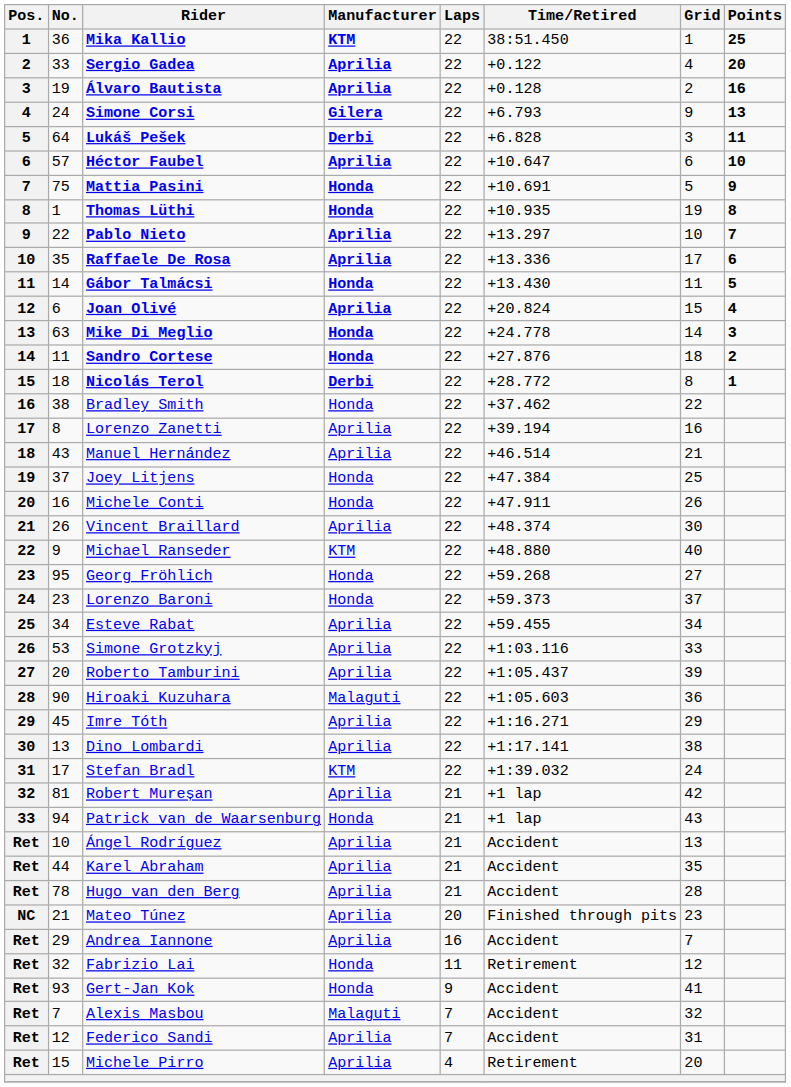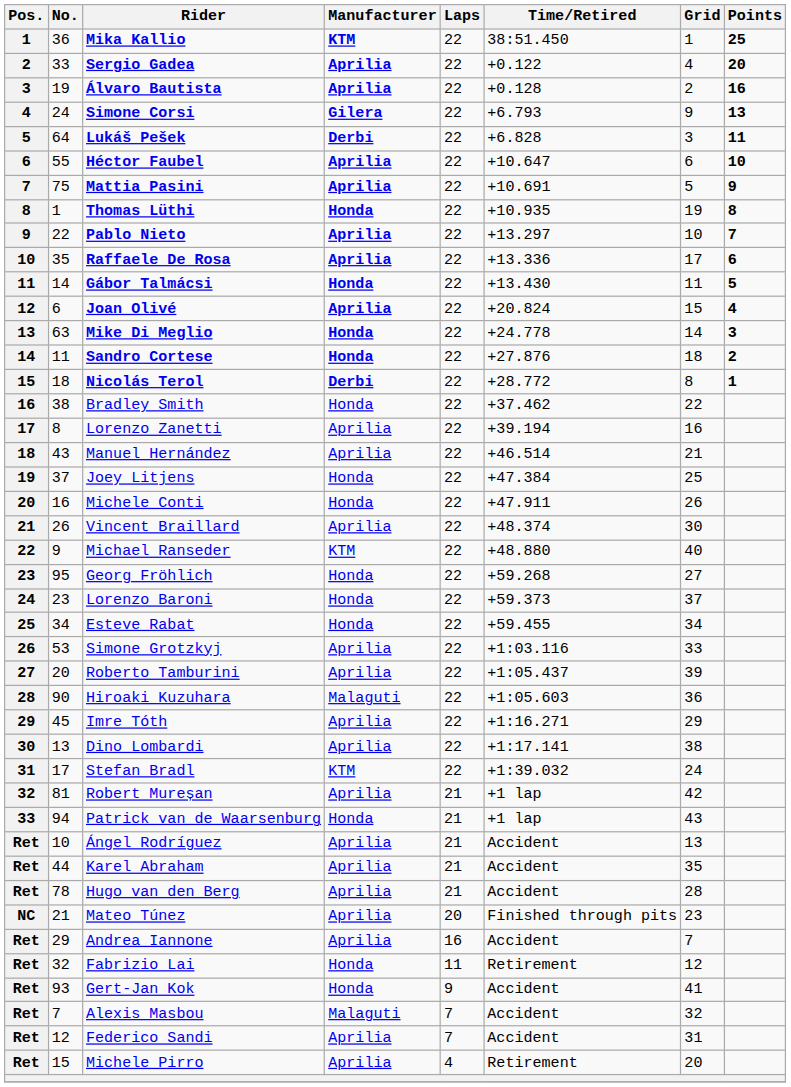(61, 163) 57 -> (61, 163) 55
(351, 187) Honda -> (360, 187) Aprilia
(360, 625) Aprilia -> (351, 625) Honda
